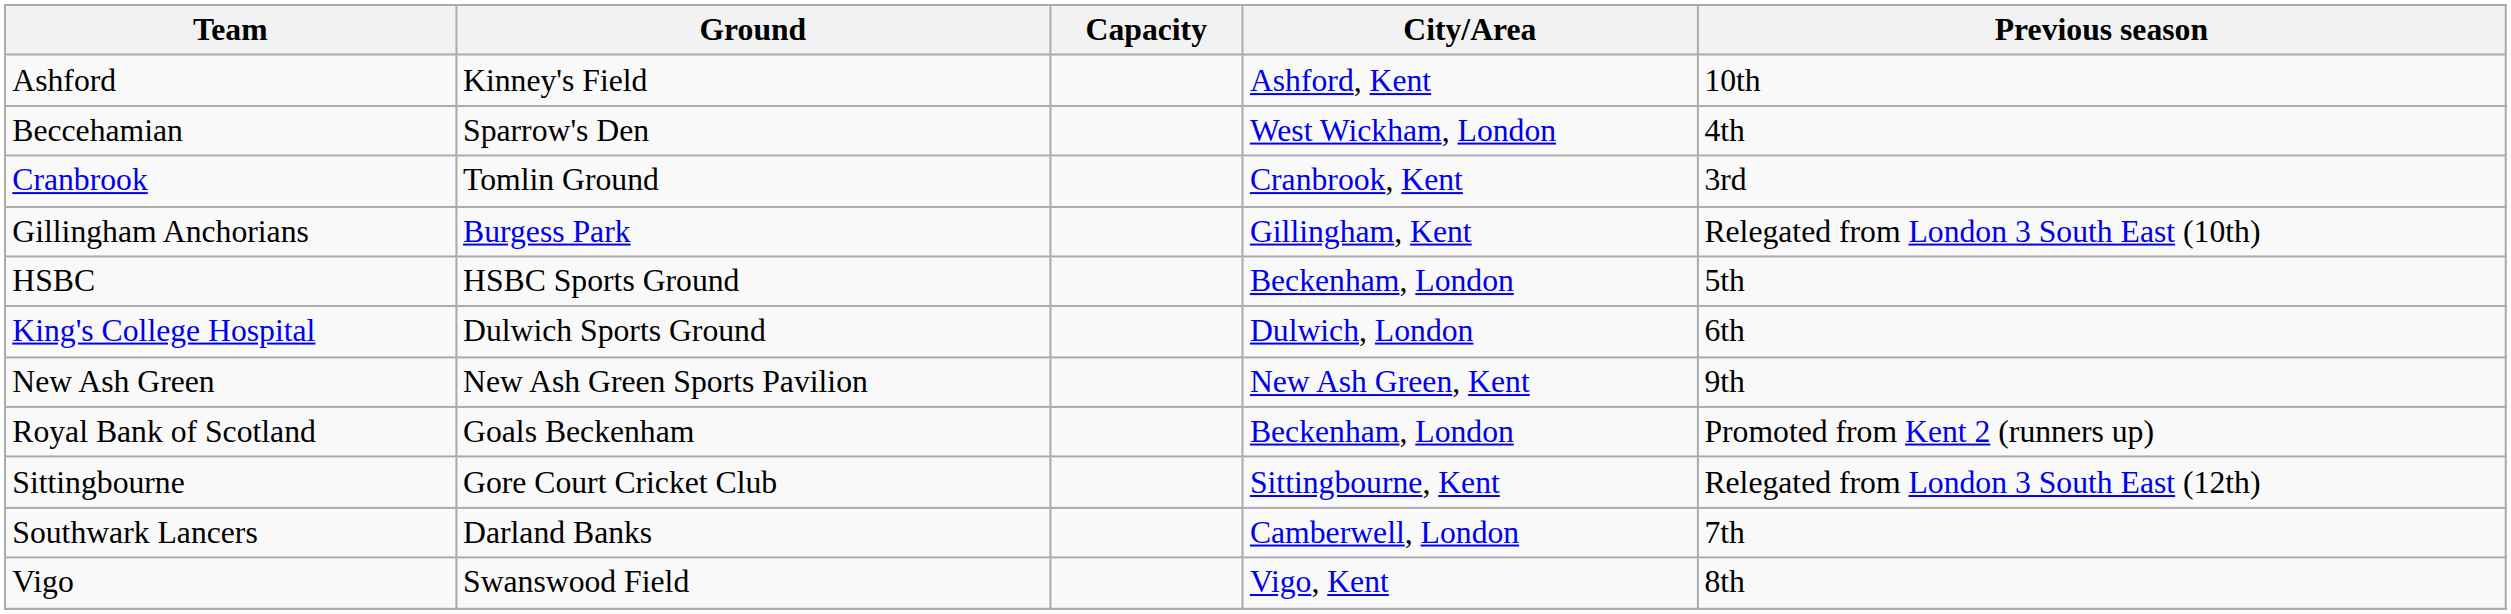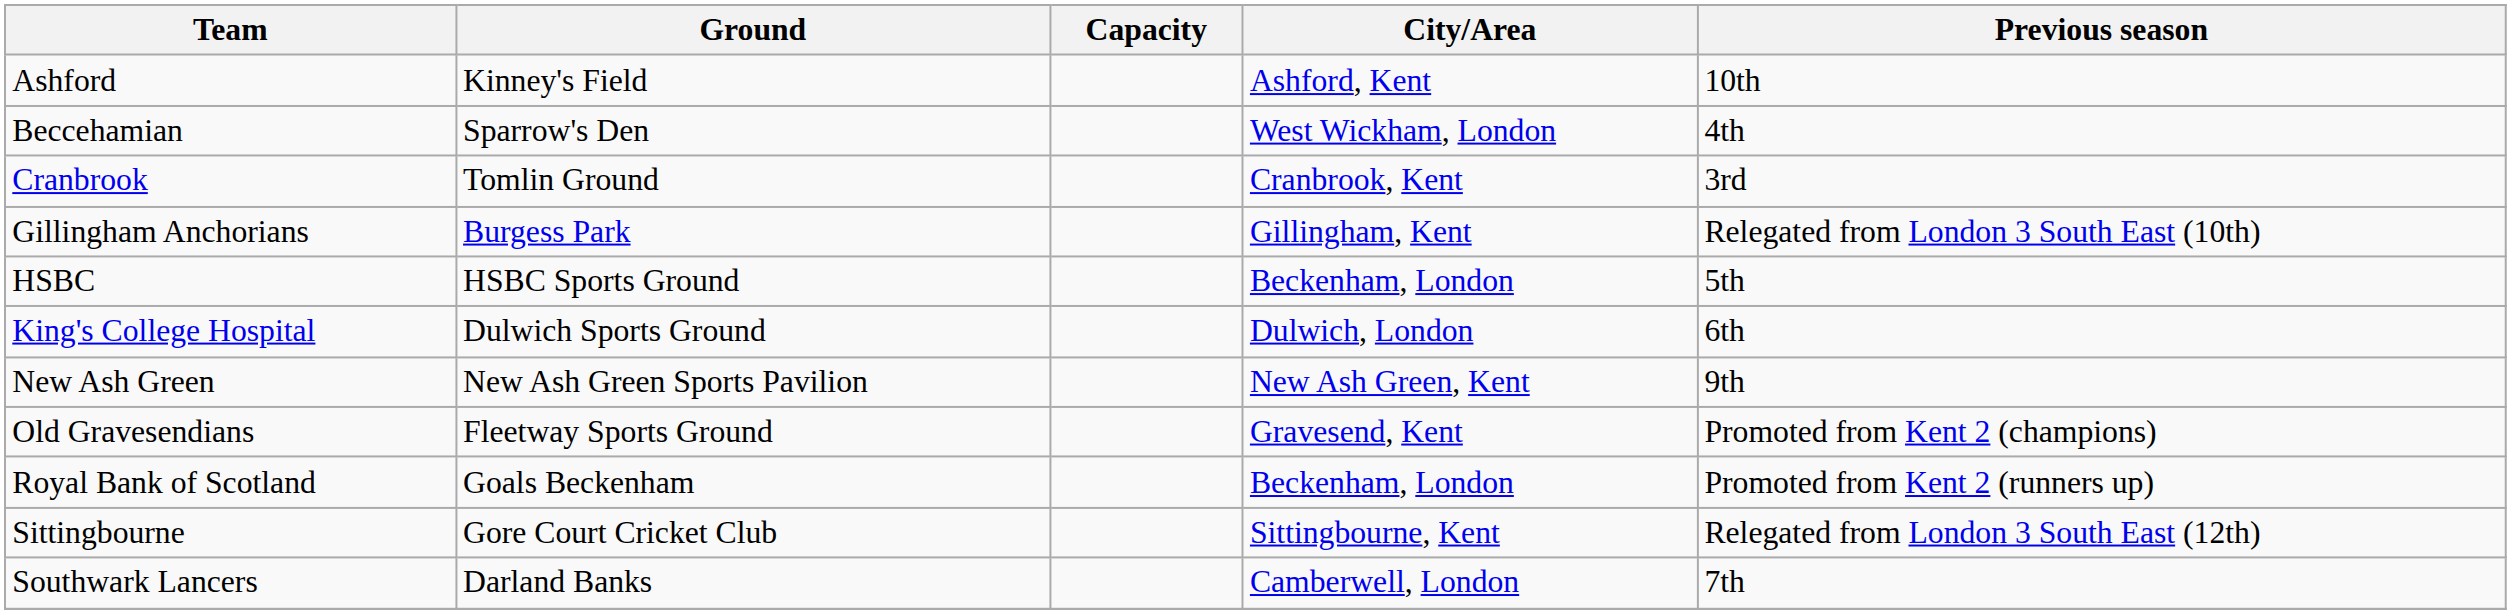+ row: (133, 431)
- row: (43, 582)
